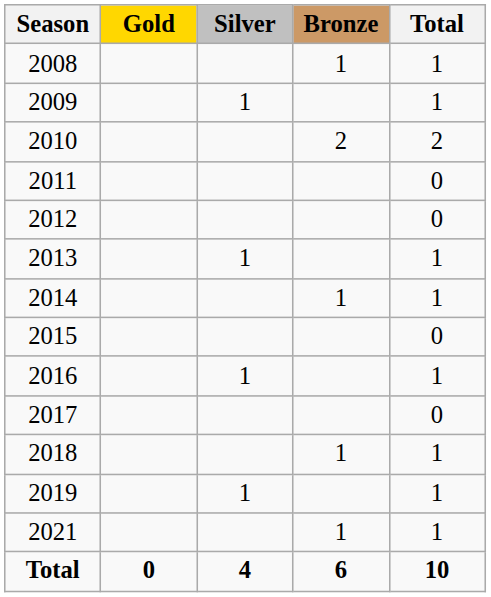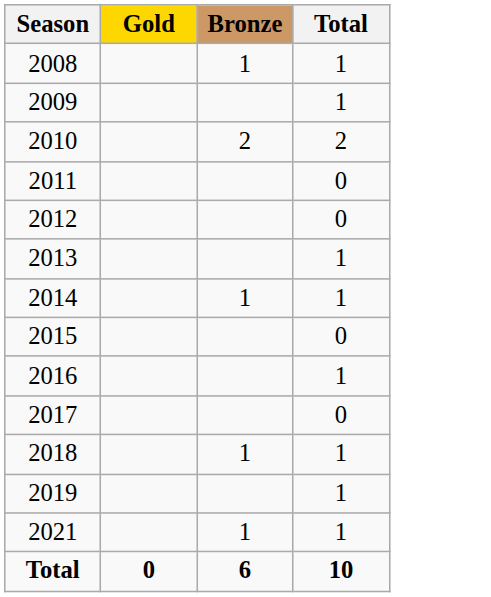- column: (245, 24)
